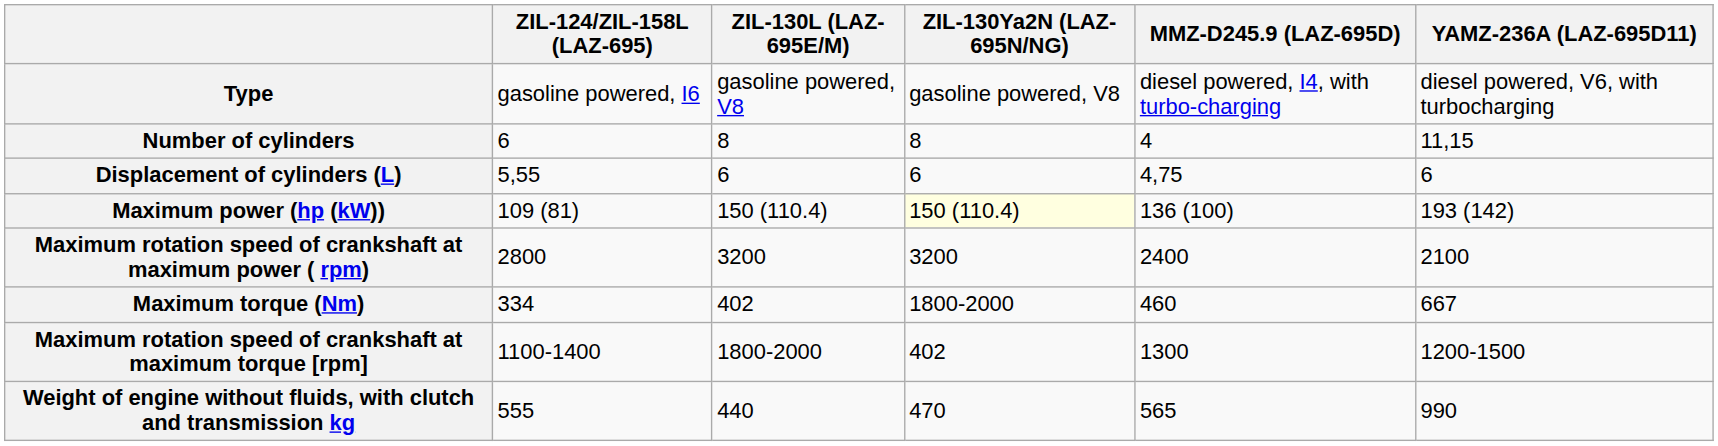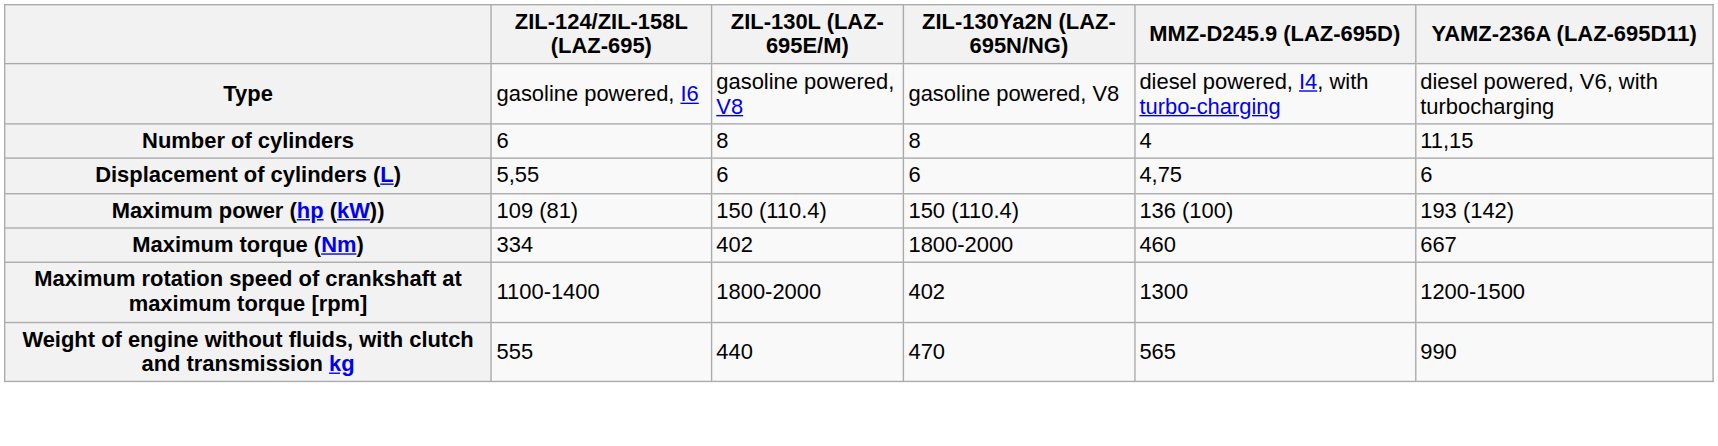(964, 210) lightyellow background -> (964, 210) no background
- row: (249, 257)
